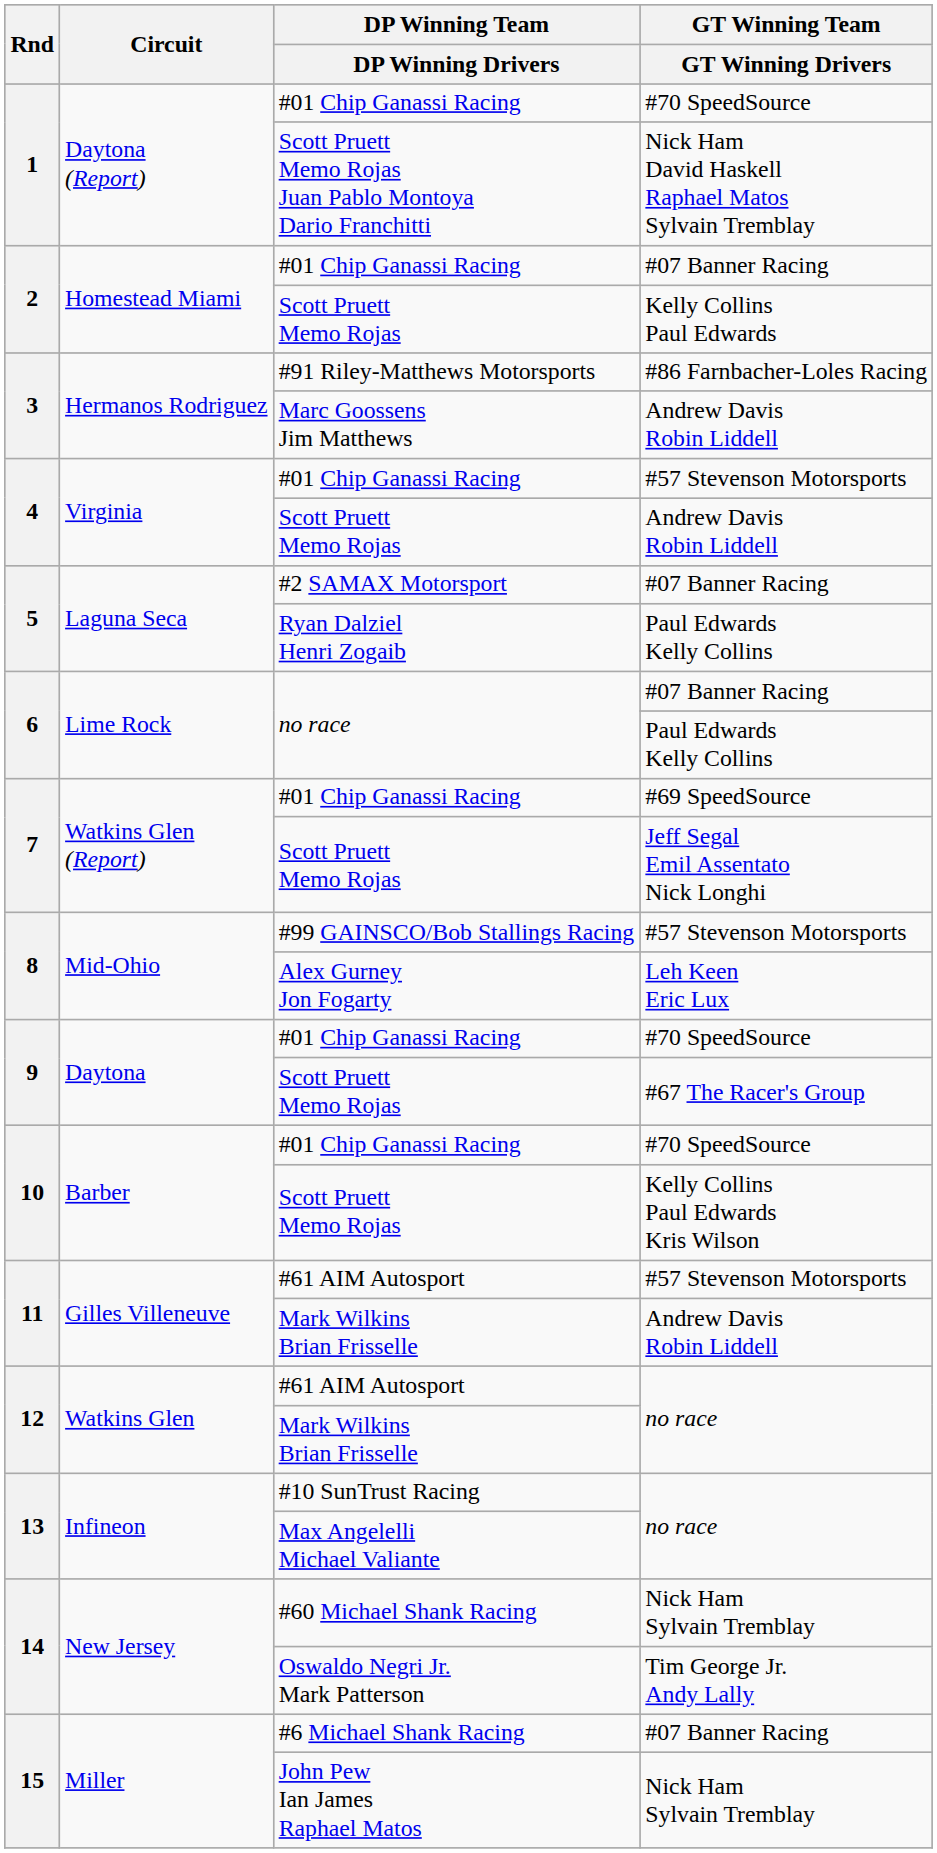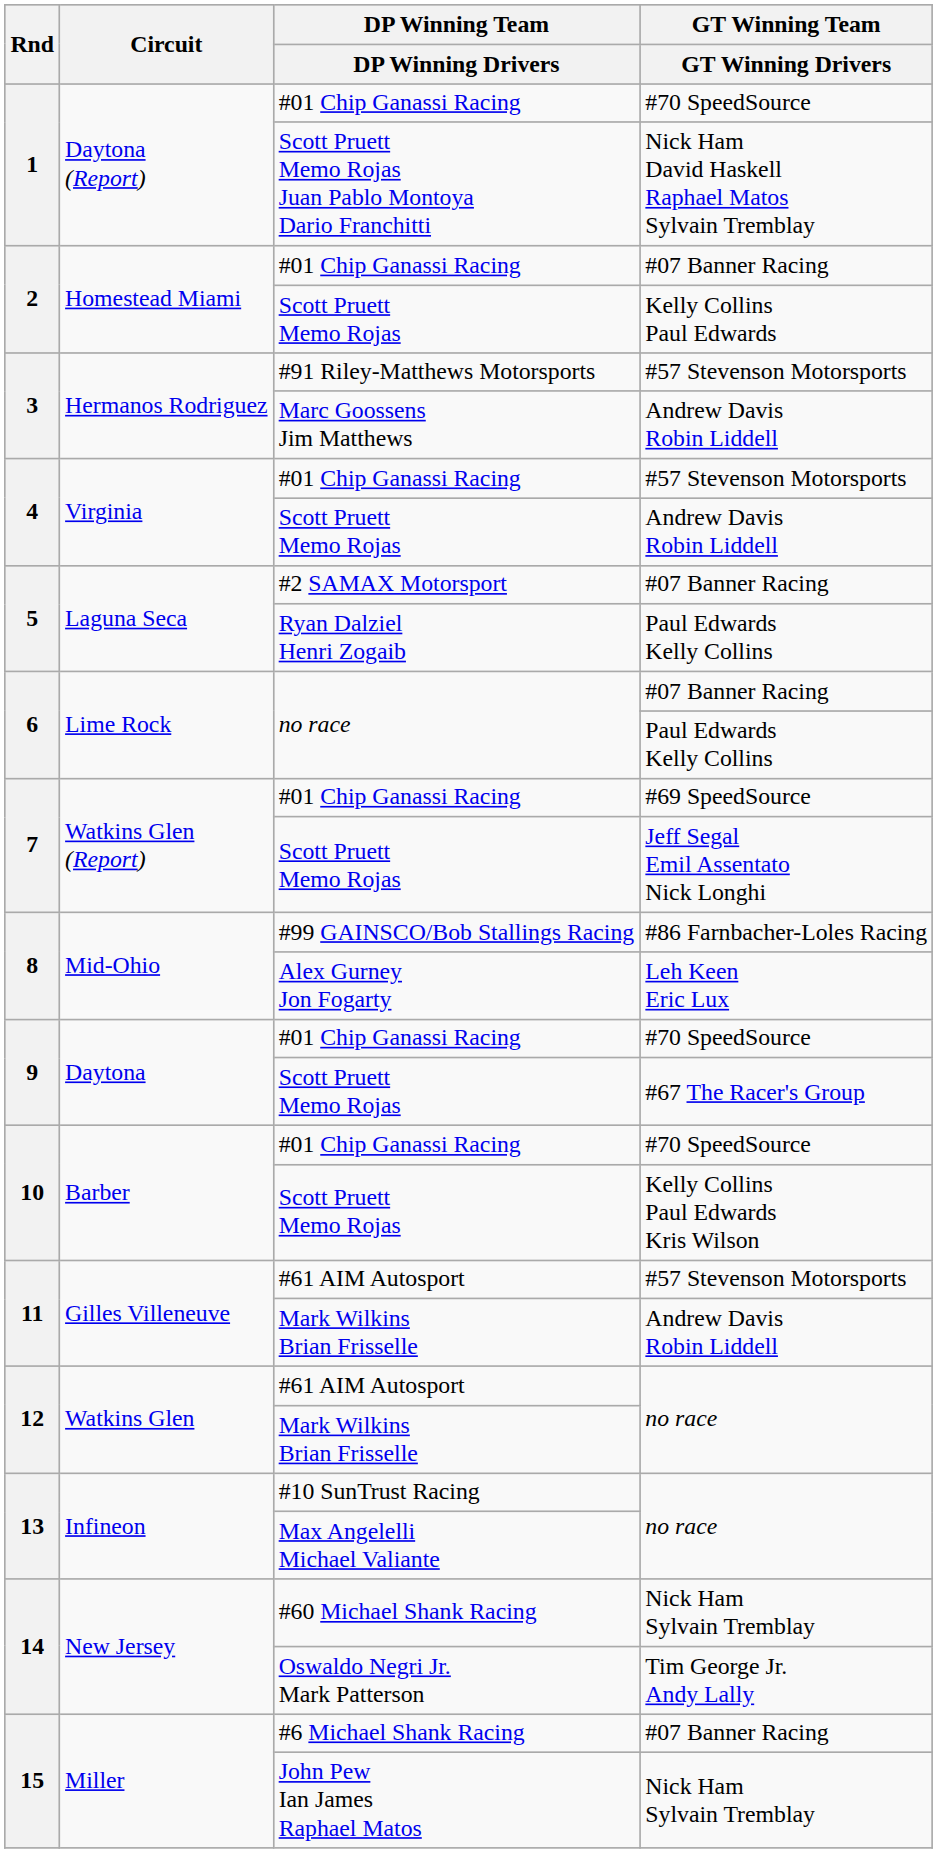(786, 371) #86 Farnbacher-Loles Racing -> (776, 371) #57 Stevenson Motorsports
(776, 931) #57 Stevenson Motorsports -> (786, 931) #86 Farnbacher-Loles Racing
